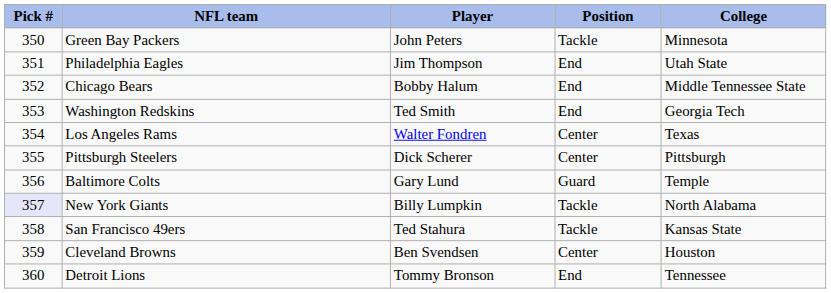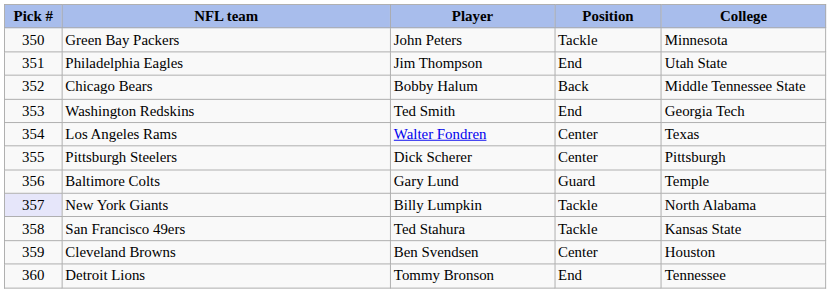(570, 87) End -> (573, 87) Back
